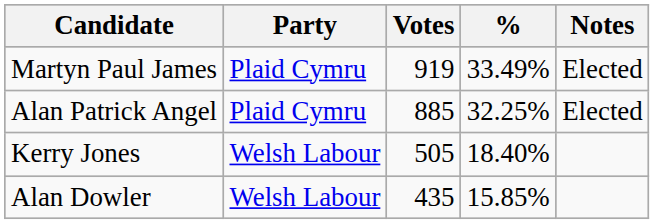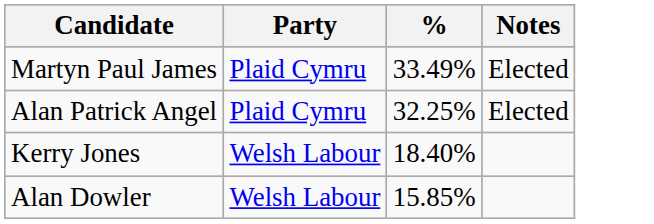- column: (424, 25)
